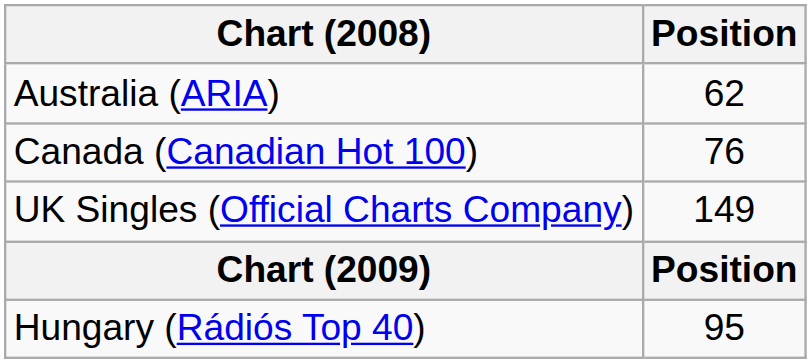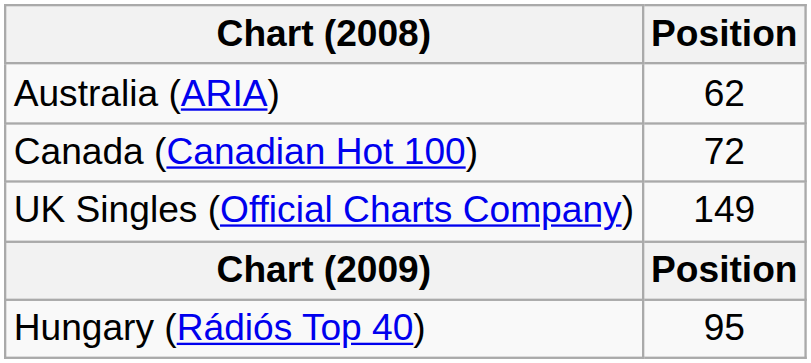(724, 151) 76 -> (724, 151) 72
